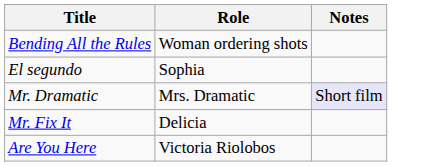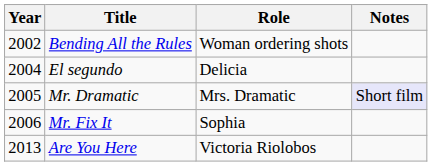+ column: (25, 17)
(182, 69) Sophia -> (223, 69) Delicia
(183, 122) Delicia -> (222, 122) Sophia
